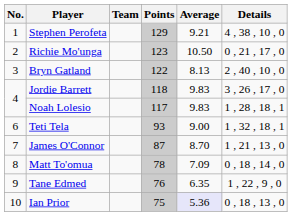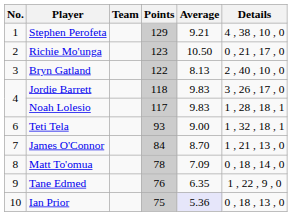(159, 145) 87 -> (159, 145) 84
